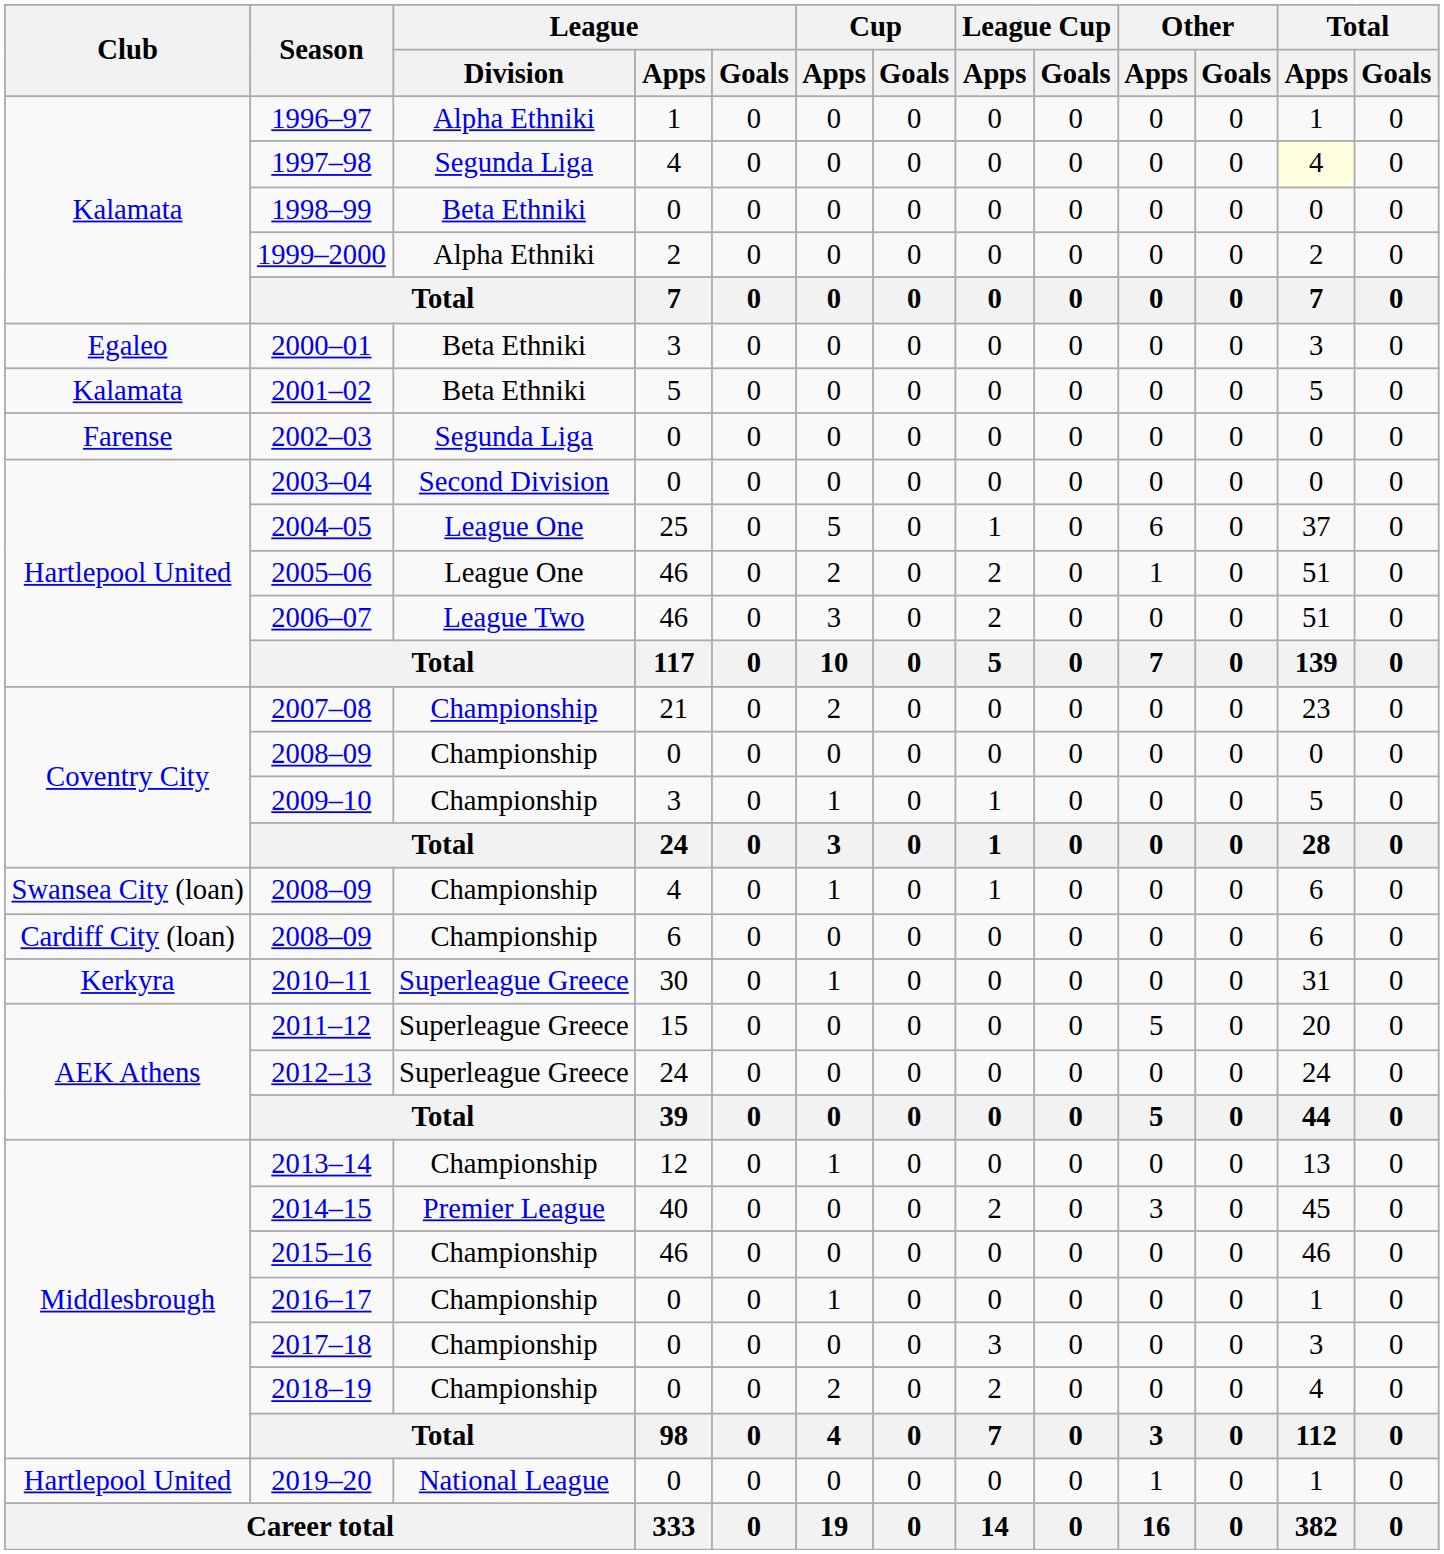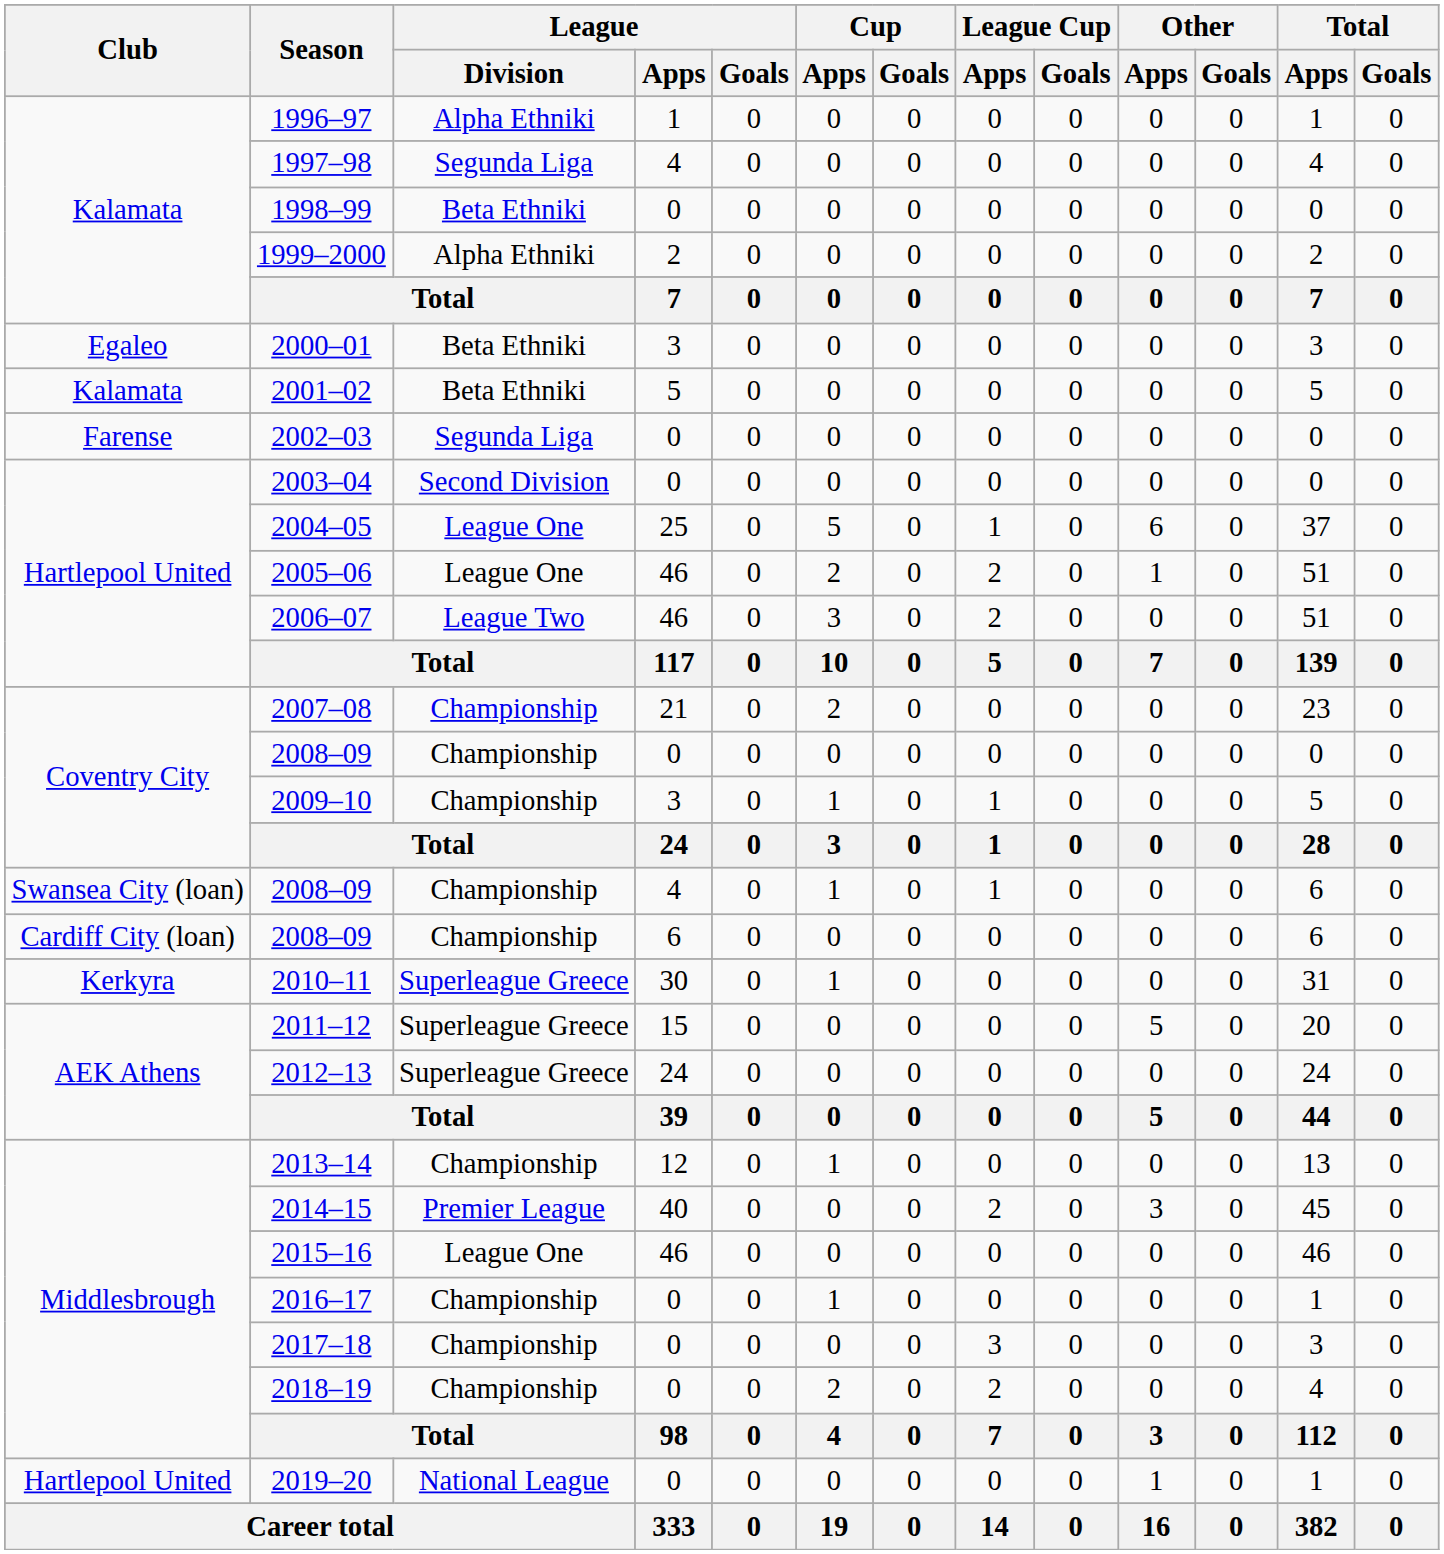(1316, 163) lightyellow background -> (1316, 163) no background
(514, 1253) Championship -> (514, 1253) League One
